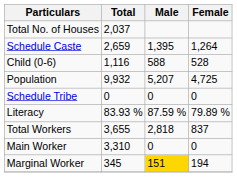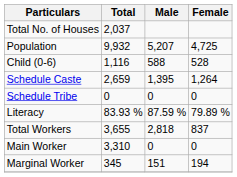rows swapped: (32, 79) <-> (44, 46)
(156, 163) gold background -> (156, 163) no background
